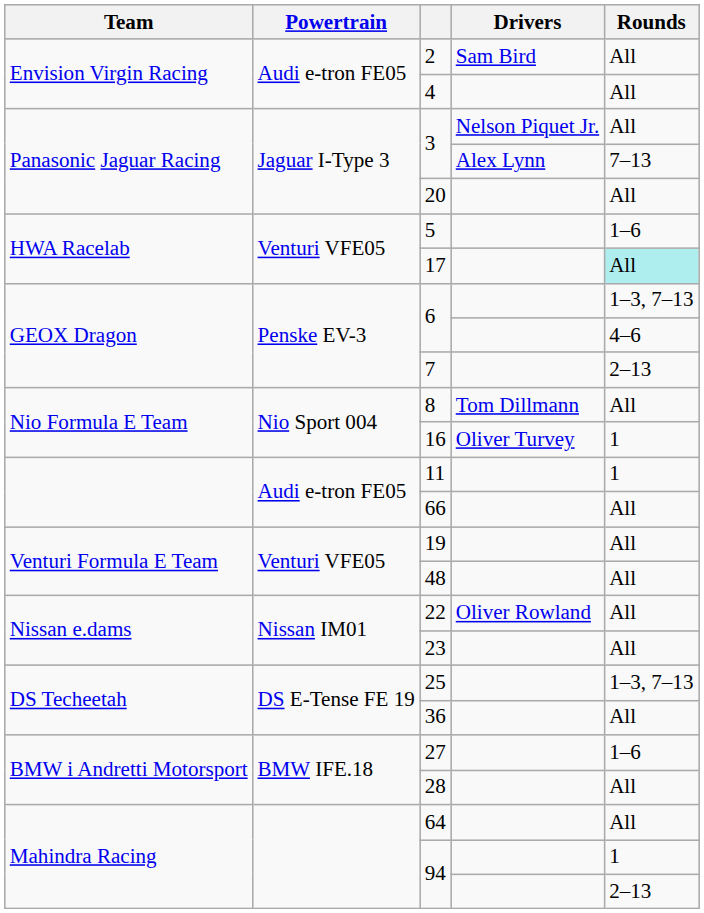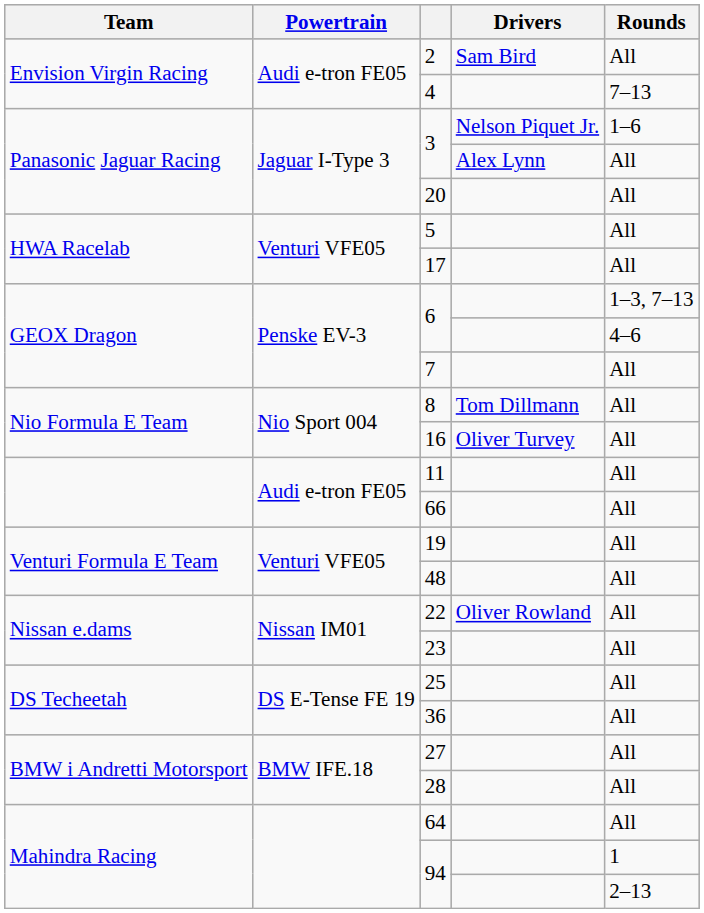(623, 91) All -> (630, 91) 7–13
(623, 125) All -> (625, 125) 1–6
(630, 160) 7–13 -> (623, 160) All
(625, 230) 1–6 -> (623, 230) All
(623, 264) paleturquoise background -> (623, 264) no background
(630, 369) 2–13 -> (623, 369) All
(614, 438) 1 -> (623, 438) All
(614, 473) 1 -> (623, 473) All
(651, 682) 1–3, 7–13 -> (623, 682) All
(625, 751) 1–6 -> (623, 751) All
